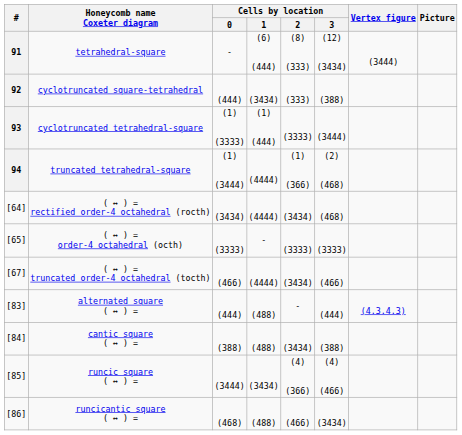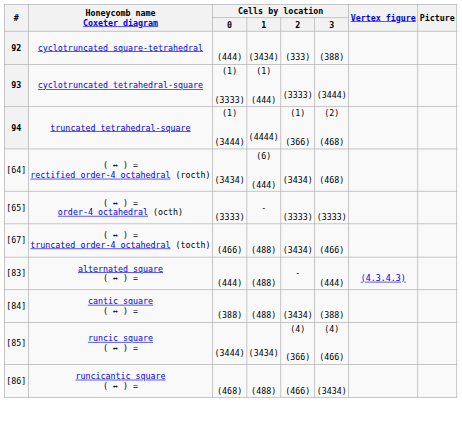- row: (120, 53)
(264, 217) (4444) -> (264, 170) (6) (444)
(264, 283) (4444) -> (264, 250) (488)
